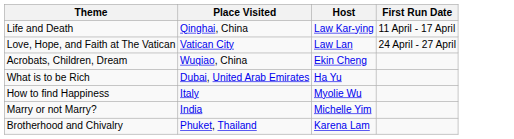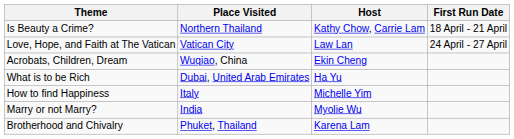- row: (40, 28)
+ row: (50, 28)
(338, 93) Myolie Wu -> (343, 93) Michelle Yim
(343, 110) Michelle Yim -> (338, 110) Myolie Wu
